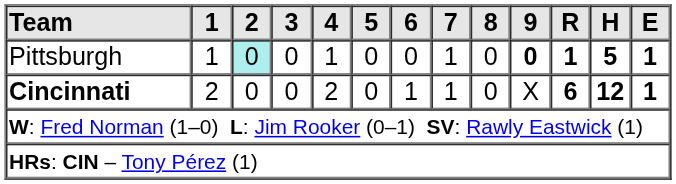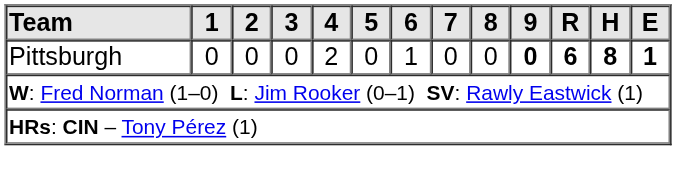(212, 57) 1 -> (212, 57) 0
(252, 57) paleturquoise background -> (252, 57) no background
(331, 57) 1 -> (331, 57) 2
(411, 57) 0 -> (411, 57) 1
(451, 57) 1 -> (451, 57) 0
(570, 57) 1 -> (570, 57) 6
(610, 57) 5 -> (610, 57) 8
- row: (70, 91)
